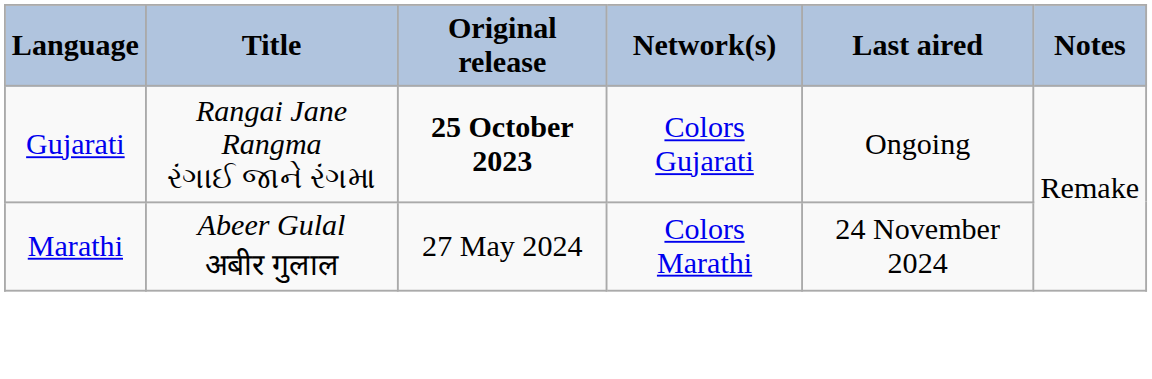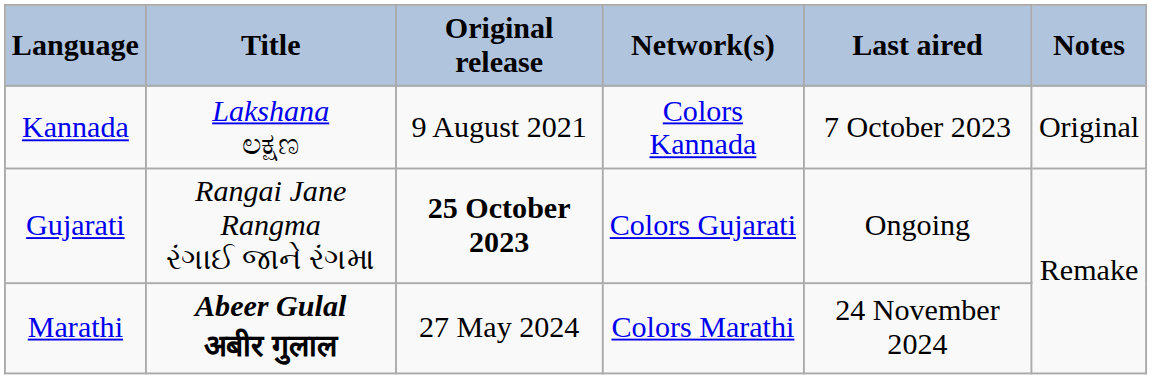+ row: (75, 126)
(272, 245) normal -> (271, 326) bold
